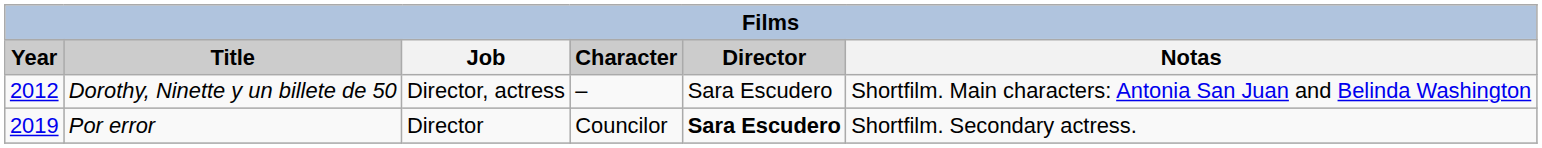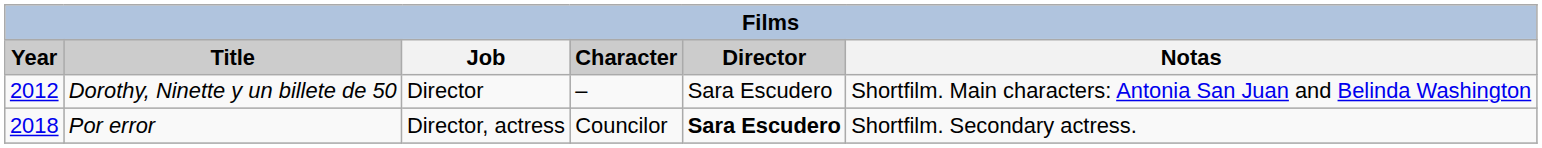(486, 92) Director, actress -> (445, 92) Director
(34, 126) 2019 -> (34, 126) 2018
(445, 126) Director -> (486, 126) Director, actress
